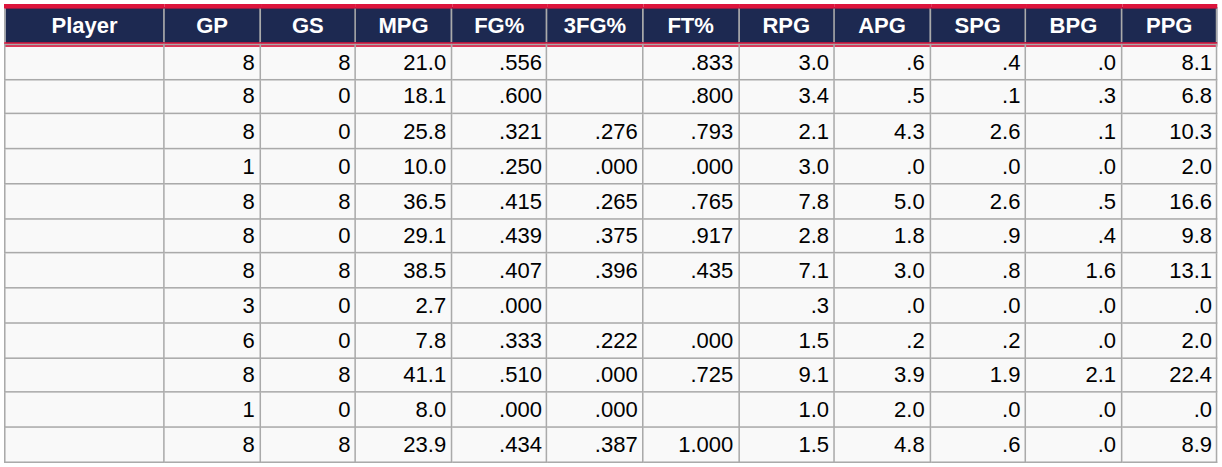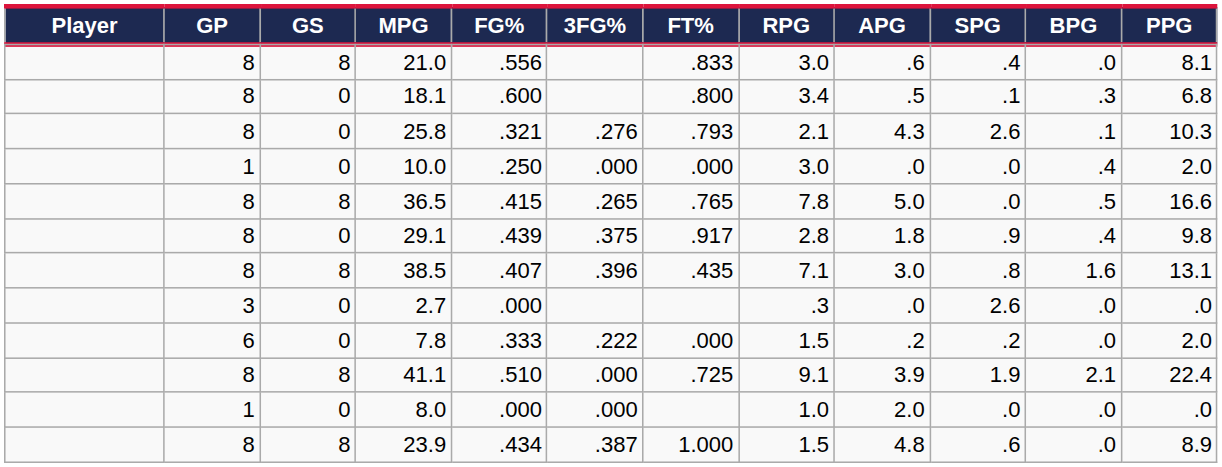(1107, 166) .0 -> (1107, 166) .4
(1005, 201) 2.6 -> (1011, 201) .0
(1011, 306) .0 -> (1005, 306) 2.6
